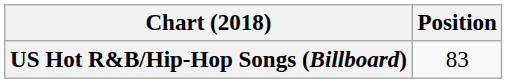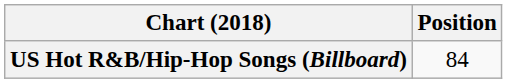(457, 59) 83 -> (457, 59) 84
